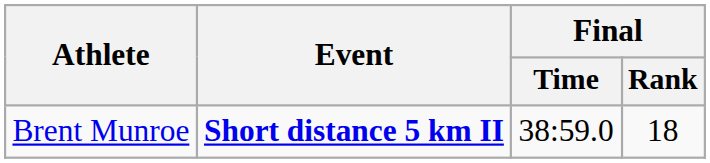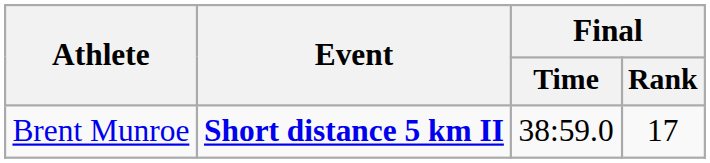(663, 131) 18 -> (663, 131) 17
